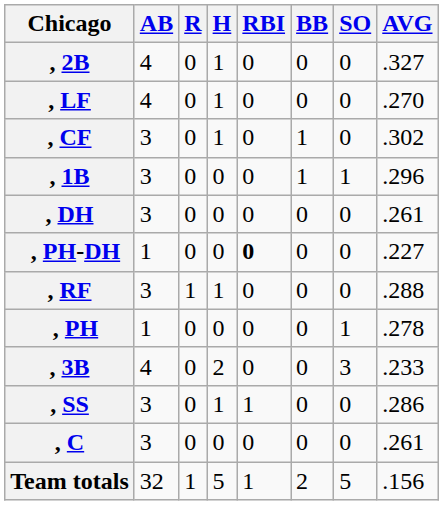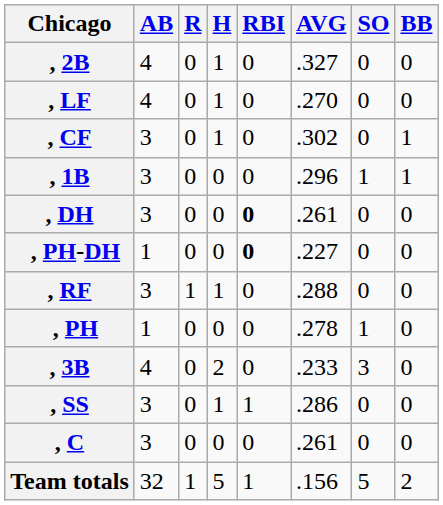columns swapped: (312, 23) <-> (407, 23)
(248, 213) normal -> (248, 213) bold
